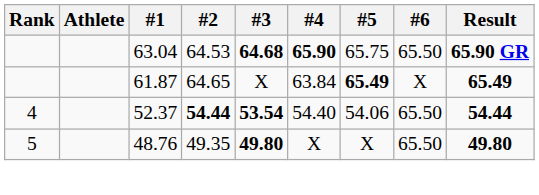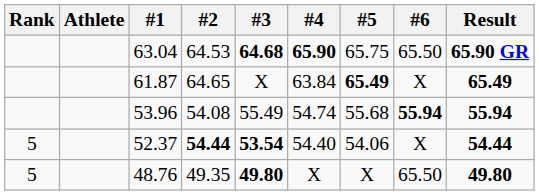+ row: (155, 112)
(32, 112) 4 -> (32, 143) 5
(420, 112) 65.50 -> (420, 143) X
